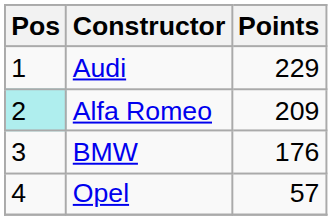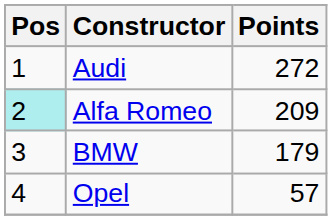(297, 68) 229 -> (297, 68) 272
(297, 152) 176 -> (297, 152) 179
